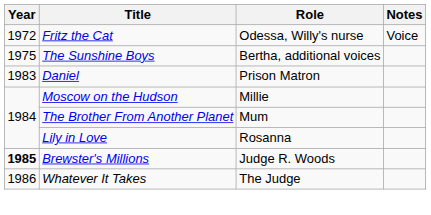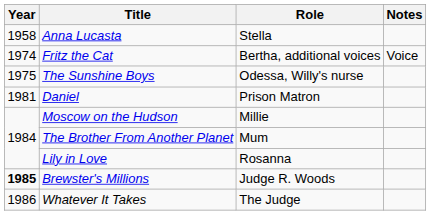+ row: (82, 35)
(22, 35) 1972 -> (22, 55) 1974
(301, 35) Odessa, Willy's nurse -> (310, 55) Bertha, additional voices
(310, 55) Bertha, additional voices -> (301, 76) Odessa, Willy's nurse
(22, 76) 1983 -> (22, 96) 1981
